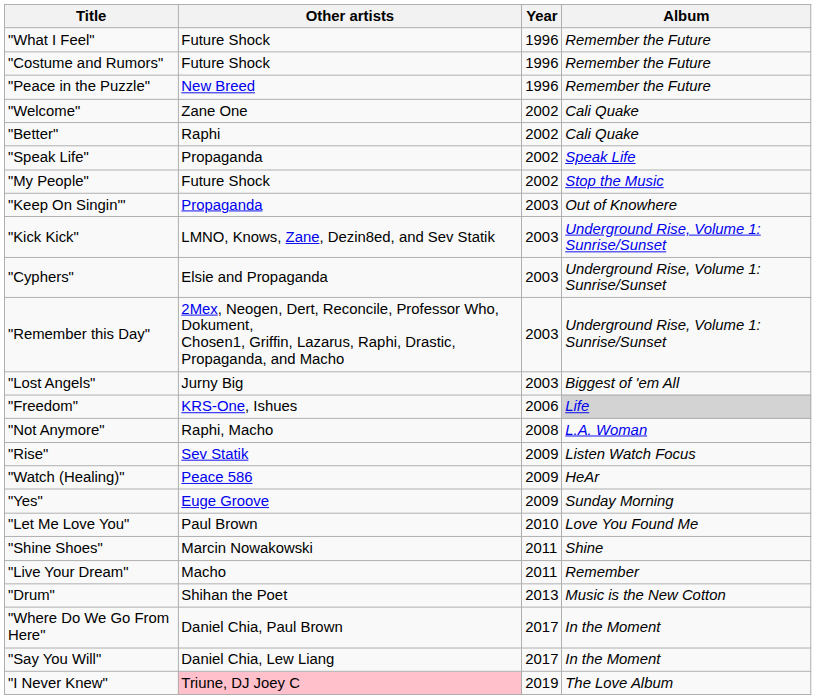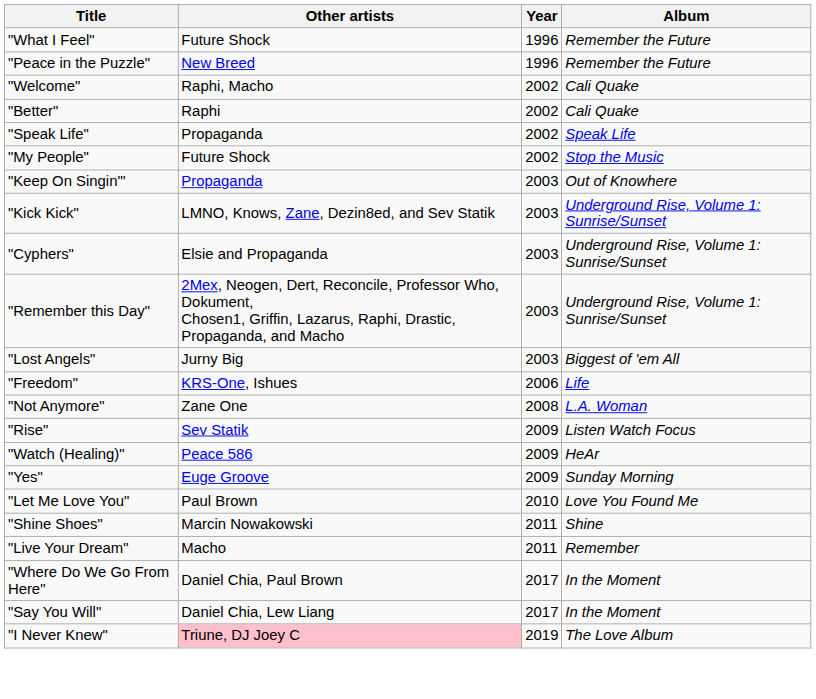- row: (86, 63)
(214, 110) Zane One -> (227, 87) Raphi, Macho
(577, 406) lightgrey background -> (577, 383) no background
(227, 430) Raphi, Macho -> (214, 406) Zane One
- row: (31, 595)
